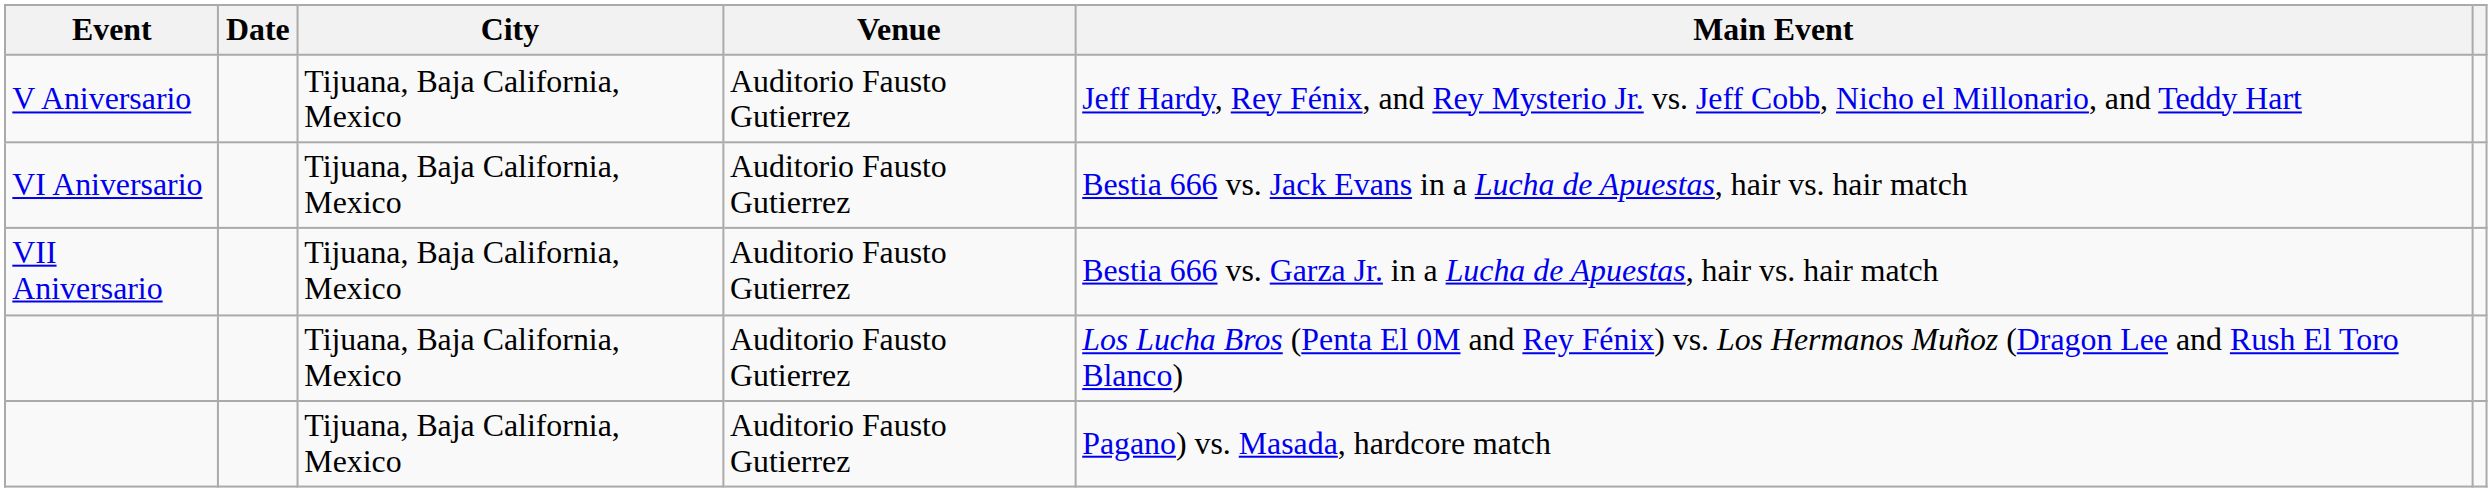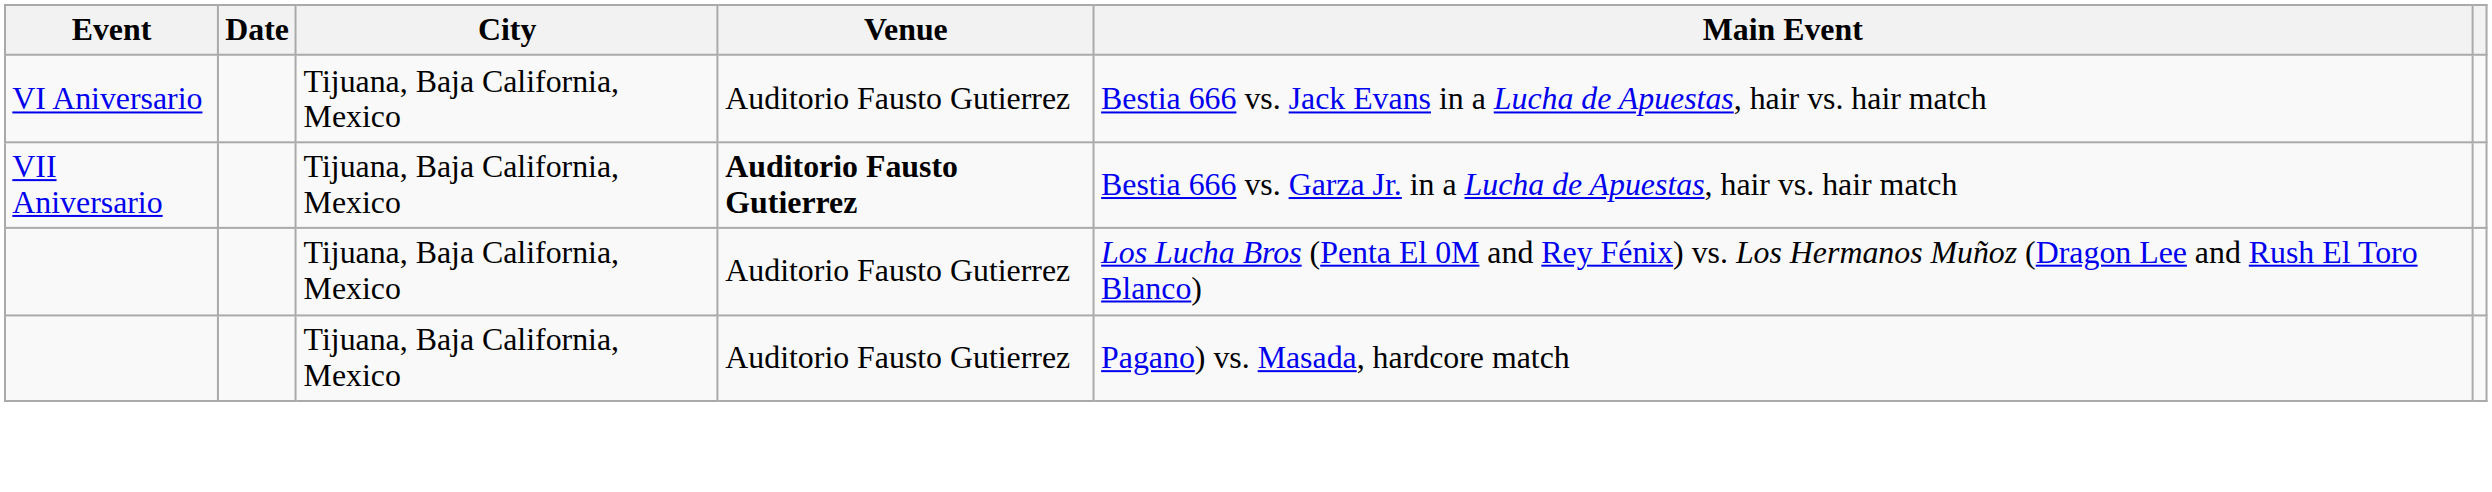- row: (102, 98)
(838, 270) normal -> (842, 184) bold
